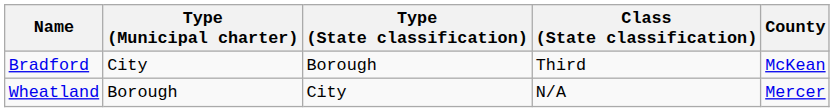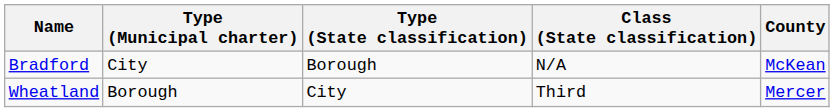(561, 65) Third -> (551, 65) N/A
(551, 92) N/A -> (561, 92) Third
